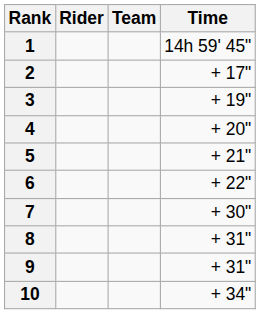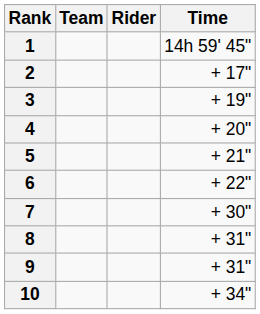columns swapped: (82, 18) <-> (134, 18)
